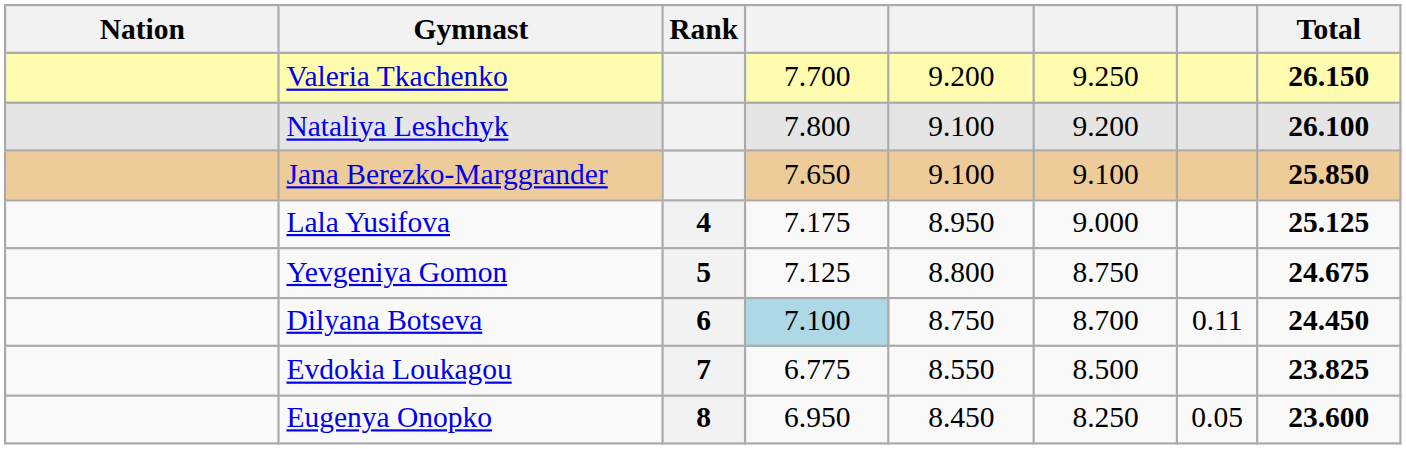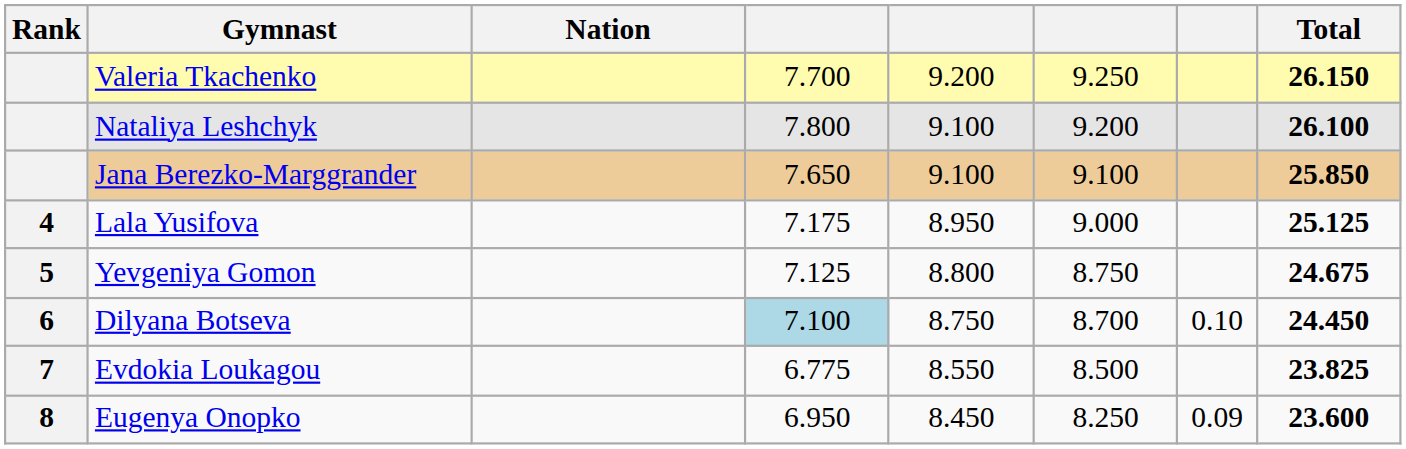columns swapped: (704, 28) <-> (142, 28)
(1217, 320) 0.11 -> (1217, 320) 0.10
(1217, 417) 0.05 -> (1217, 417) 0.09
